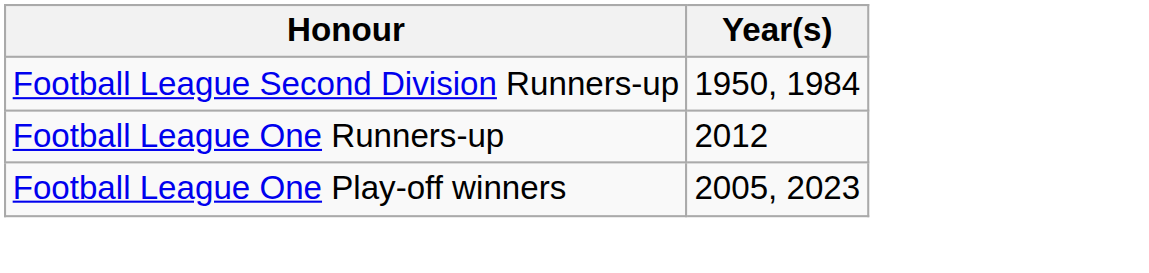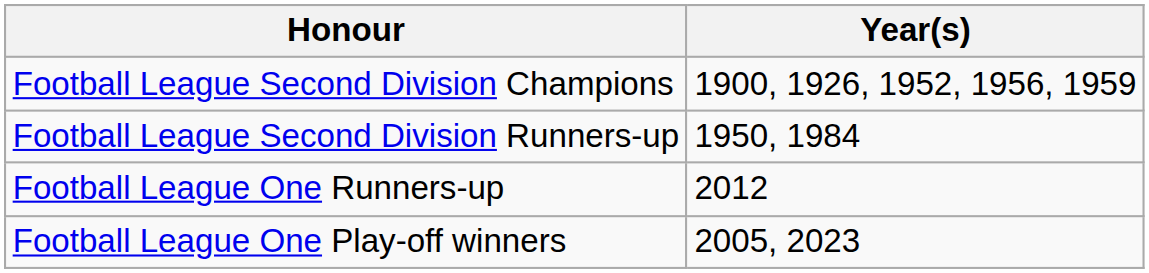+ row: (343, 83)
